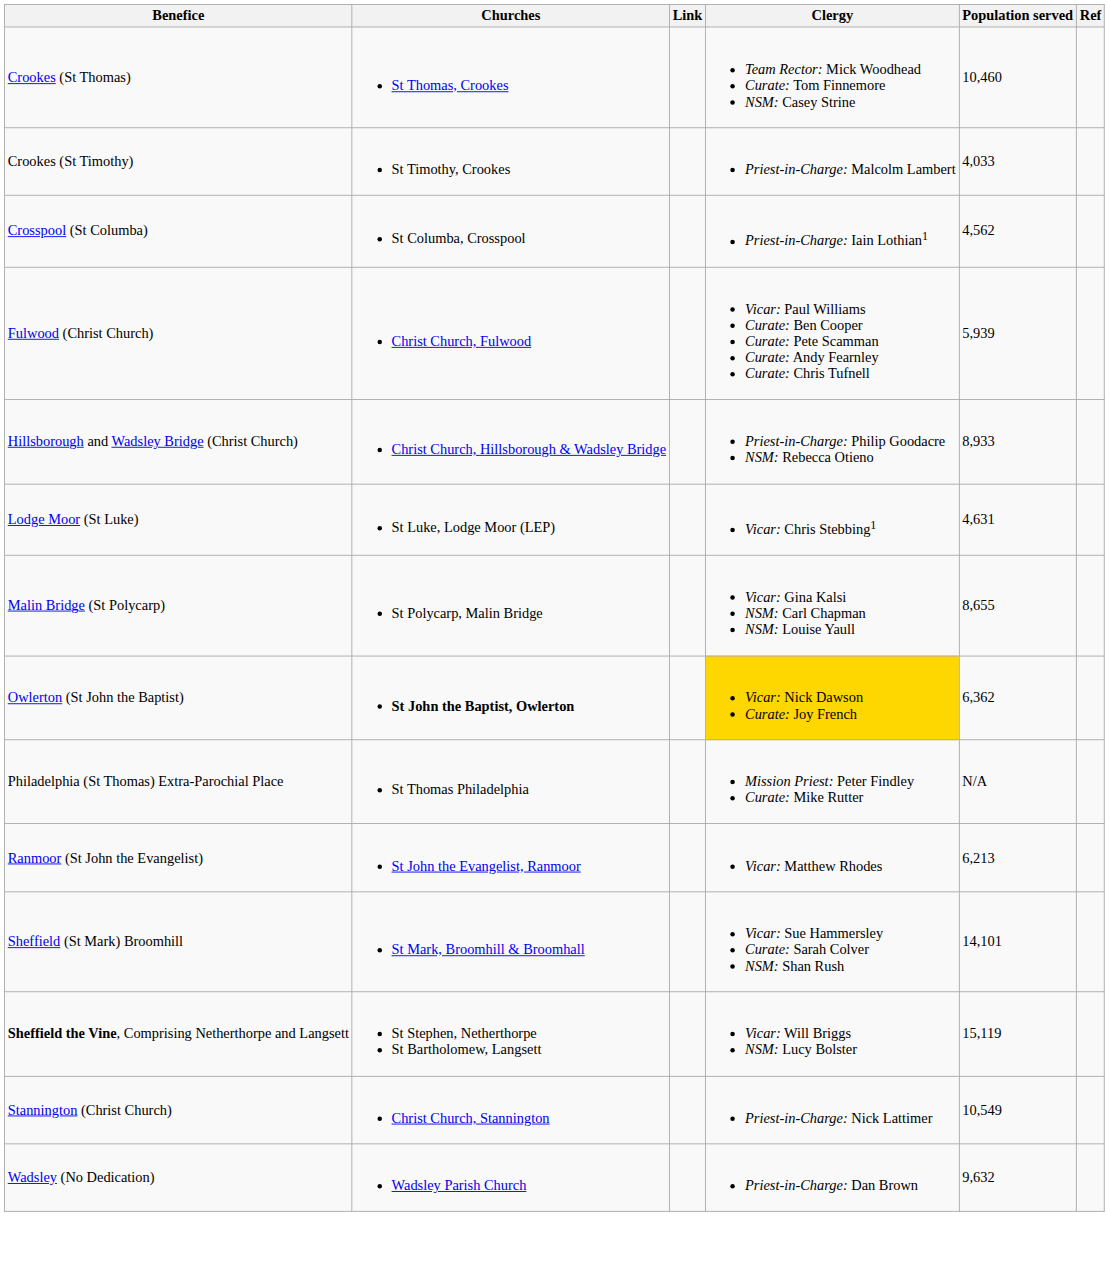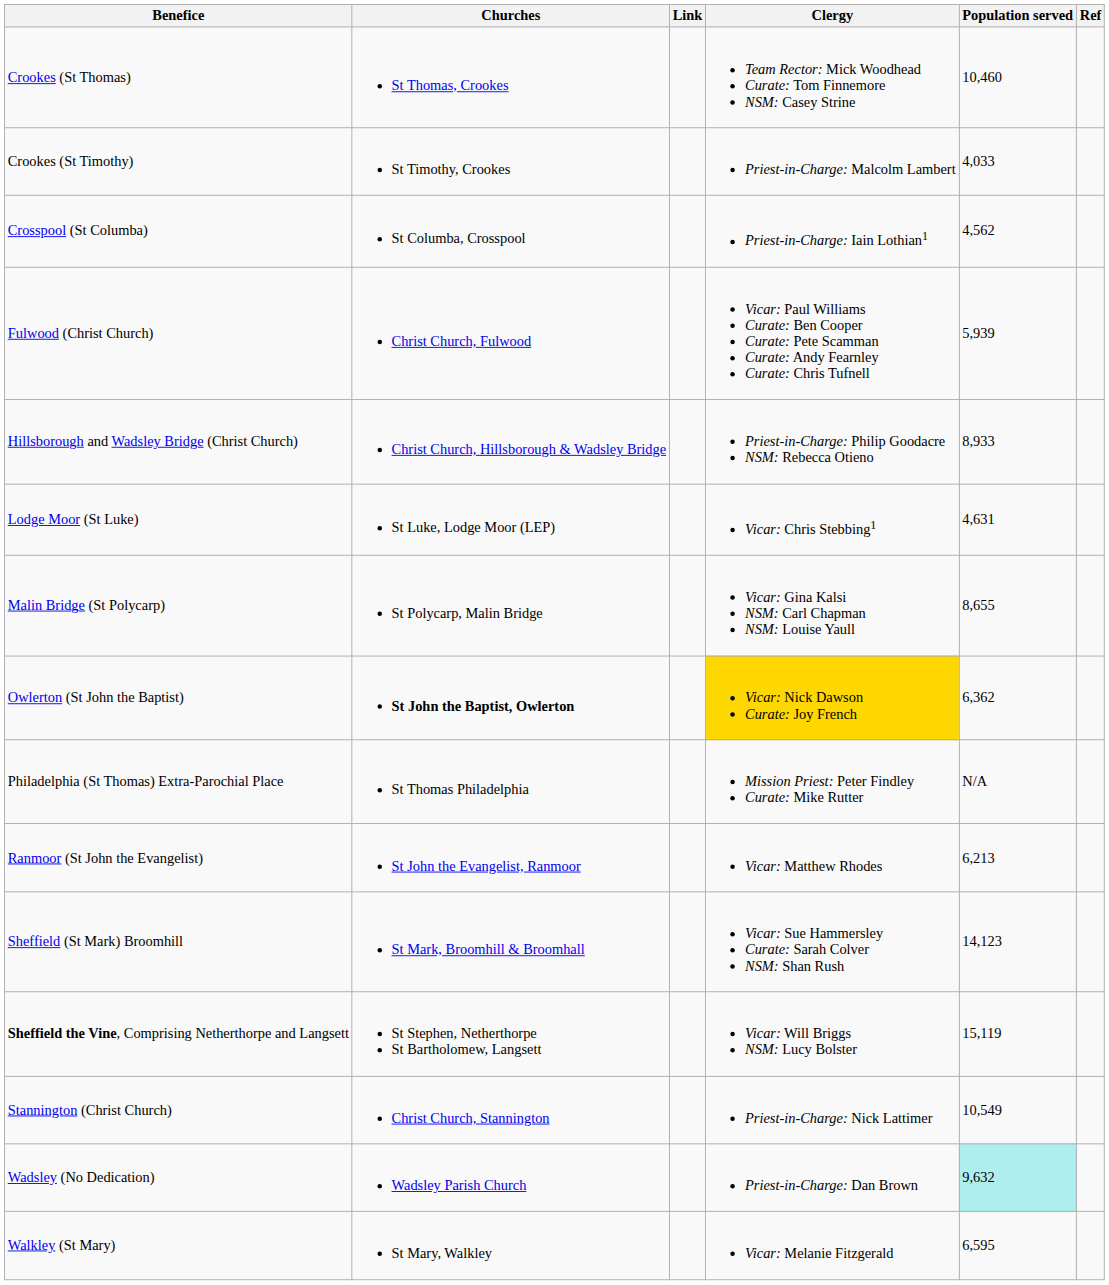(982, 941) 14,101 -> (982, 941) 14,123
(978, 1177) no background -> (978, 1177) paleturquoise background
+ row: (62, 1245)
